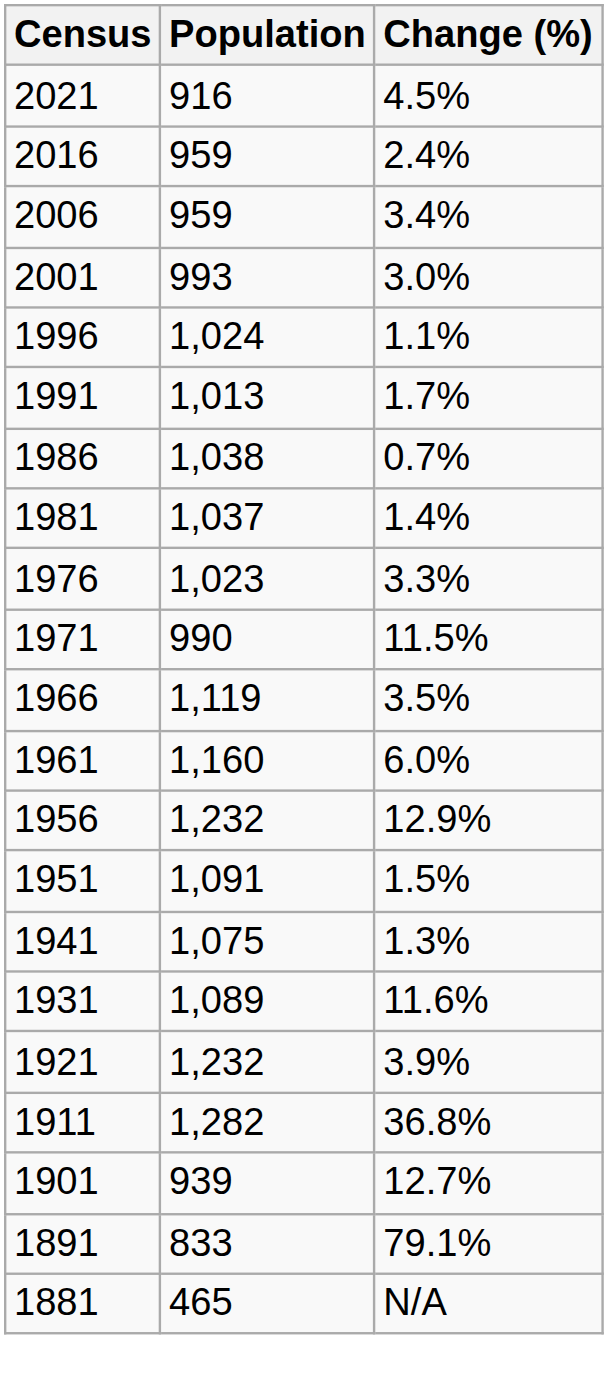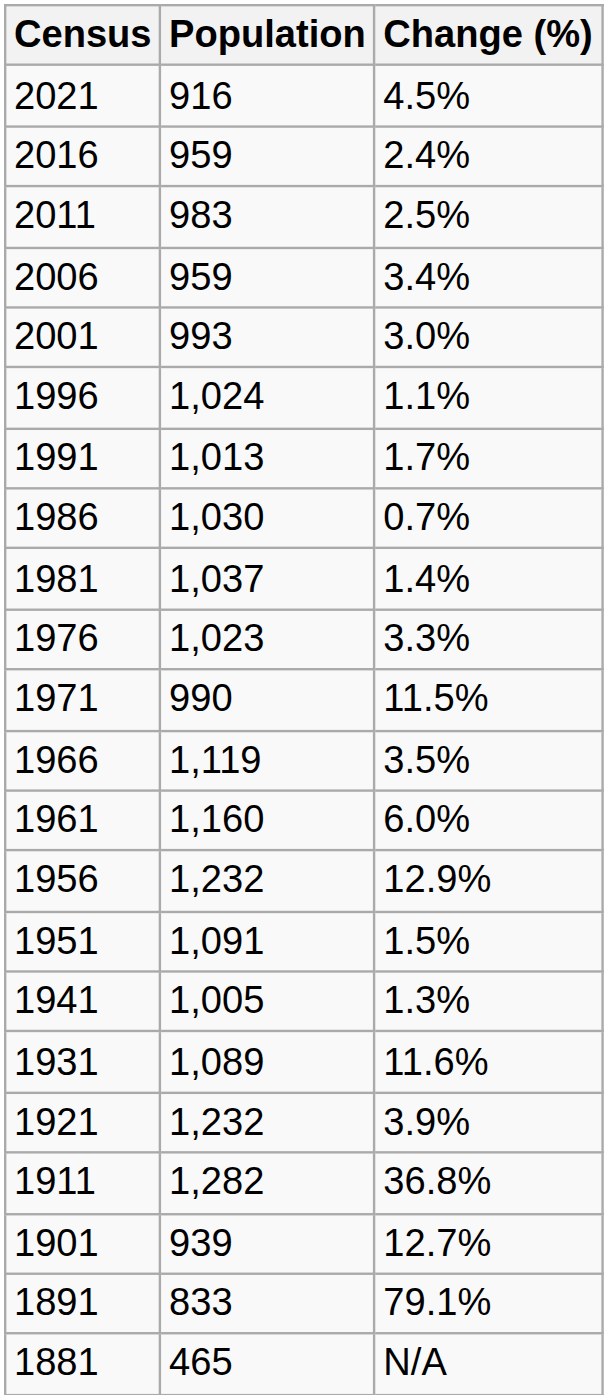+ row: (55, 215)
(217, 457) 1,038 -> (217, 517) 1,030
(217, 940) 1,075 -> (217, 1000) 1,005
